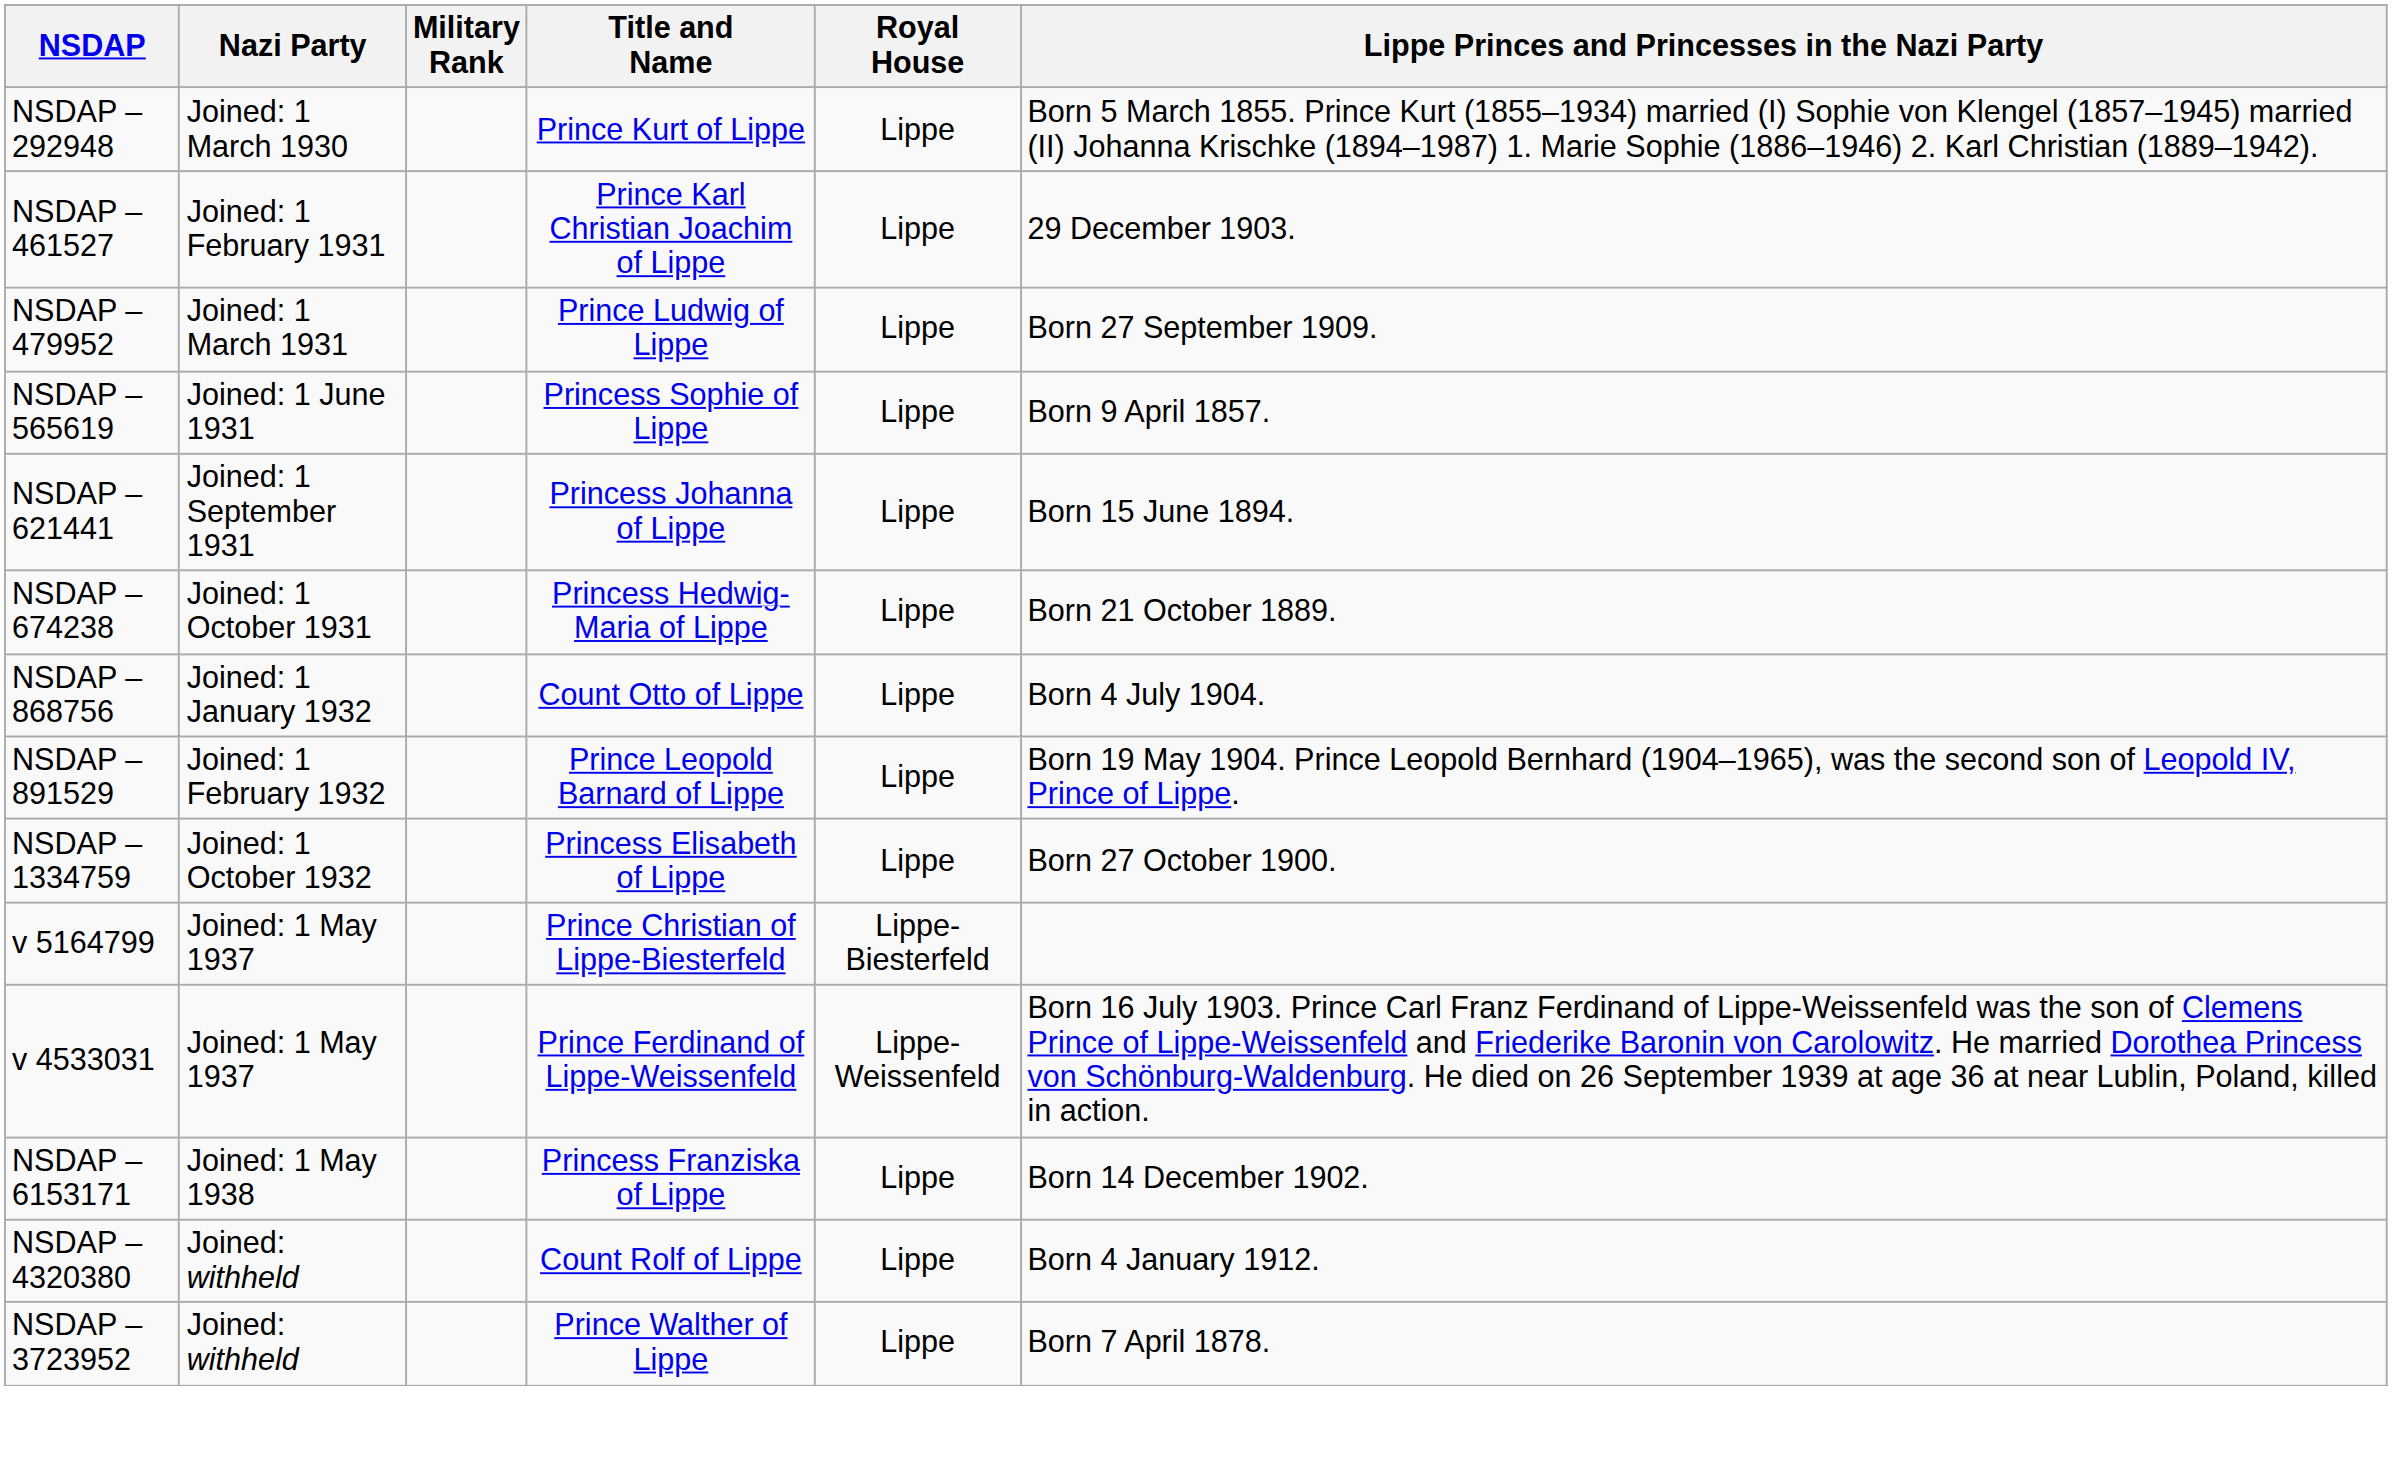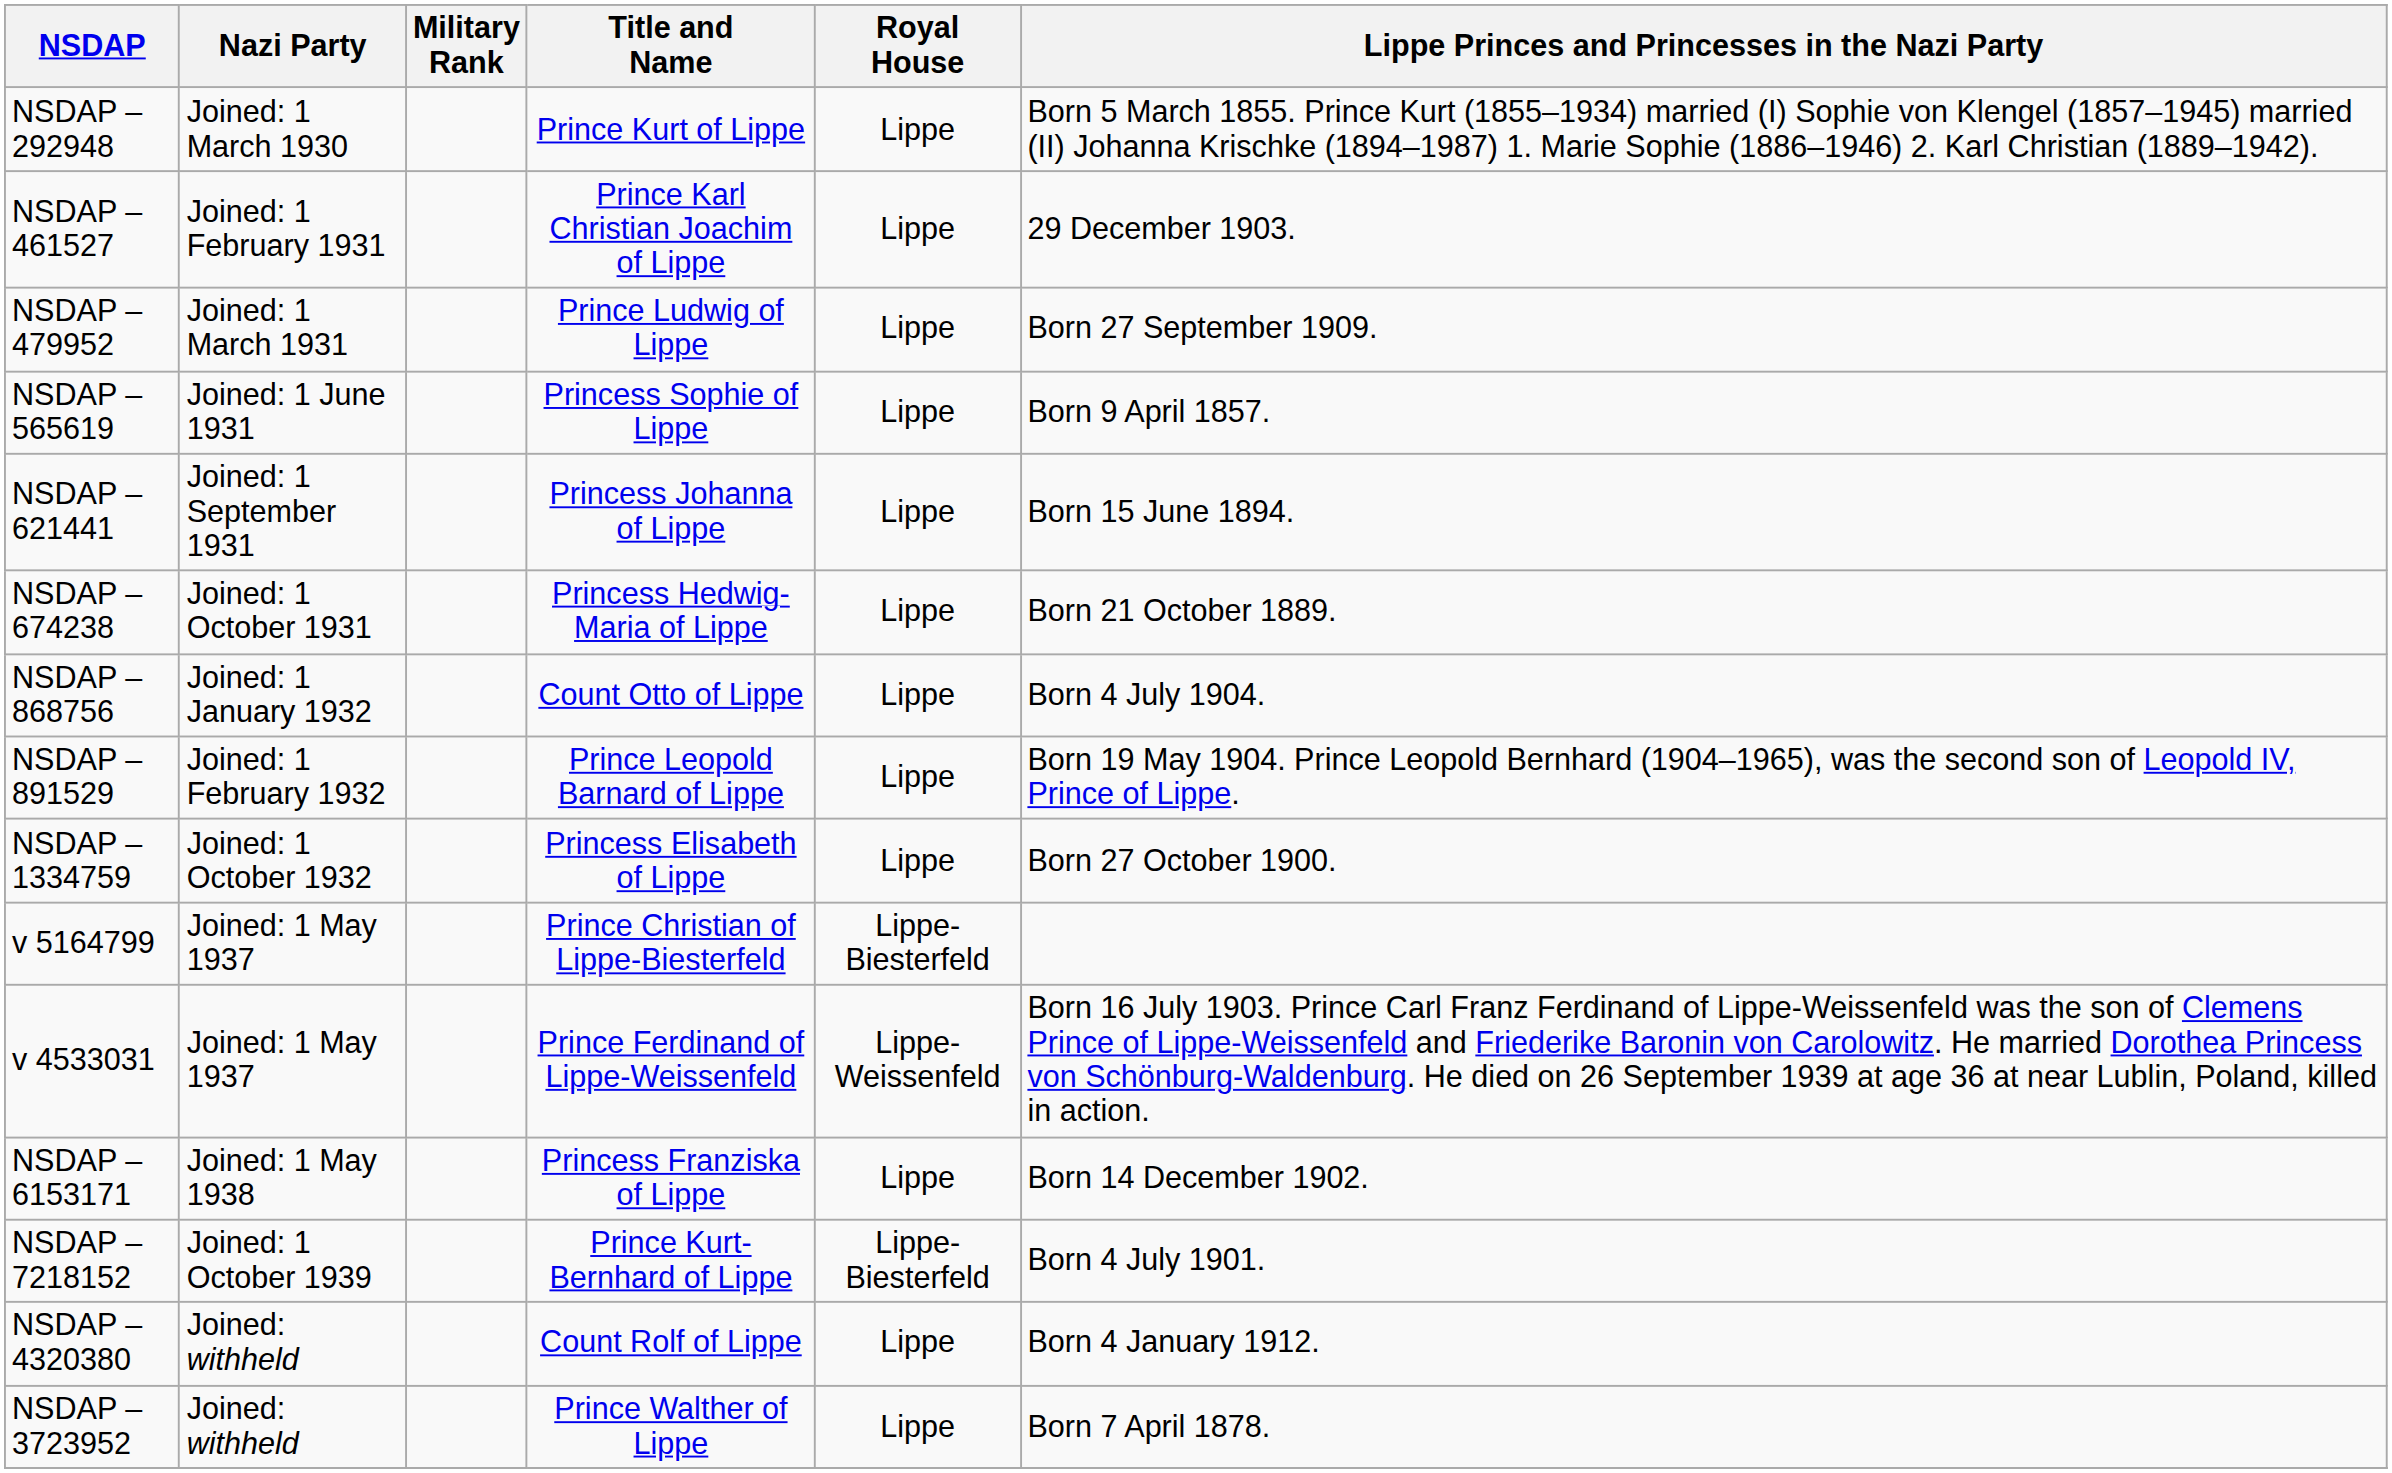+ row: (77, 1260)
